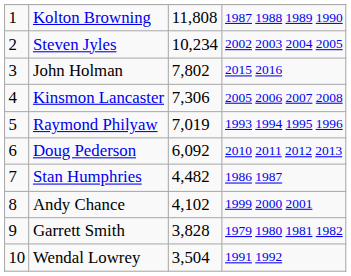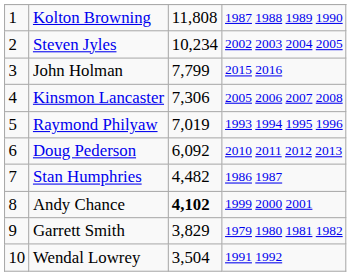(191, 71) 7,802 -> (191, 71) 7,799
(191, 204) normal -> (191, 204) bold
(191, 230) 3,828 -> (191, 230) 3,829
